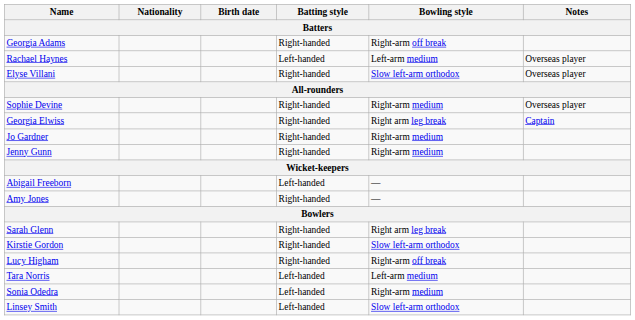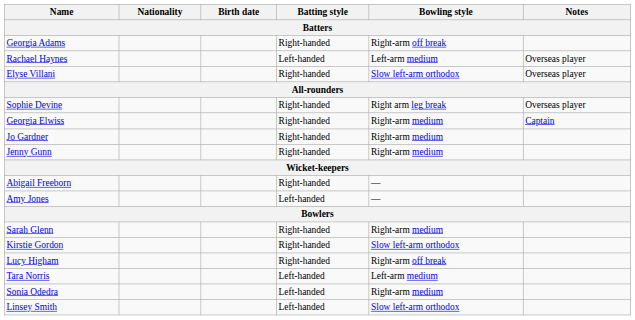(407, 105) Right-arm medium -> (409, 105) Right arm leg break
(409, 121) Right arm leg break -> (407, 121) Right-arm medium
(302, 183) Left-handed -> (304, 183) Right-handed
(304, 198) Right-handed -> (302, 198) Left-handed
(409, 229) Right arm leg break -> (407, 229) Right-arm medium
